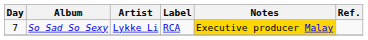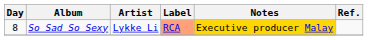(15, 28) 7 -> (15, 28) 8
(172, 28) no background -> (172, 28) lightsalmon background
